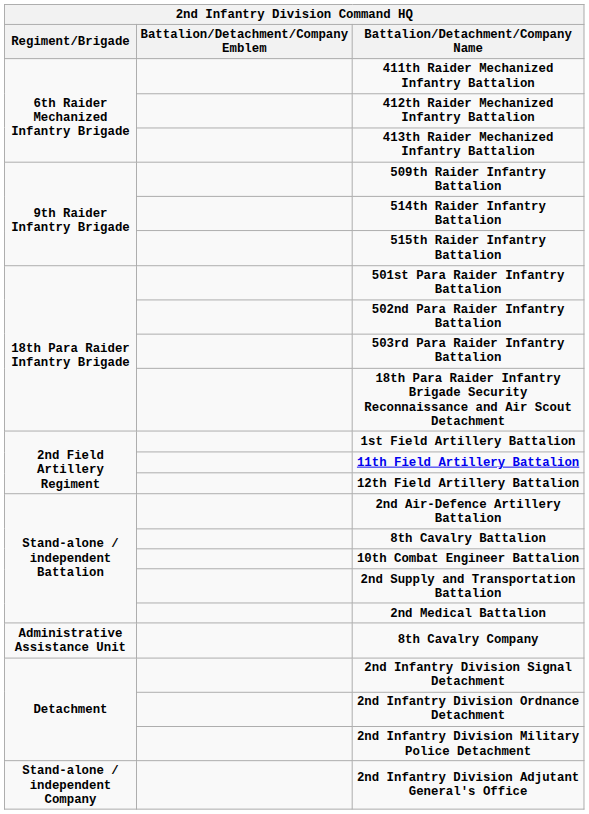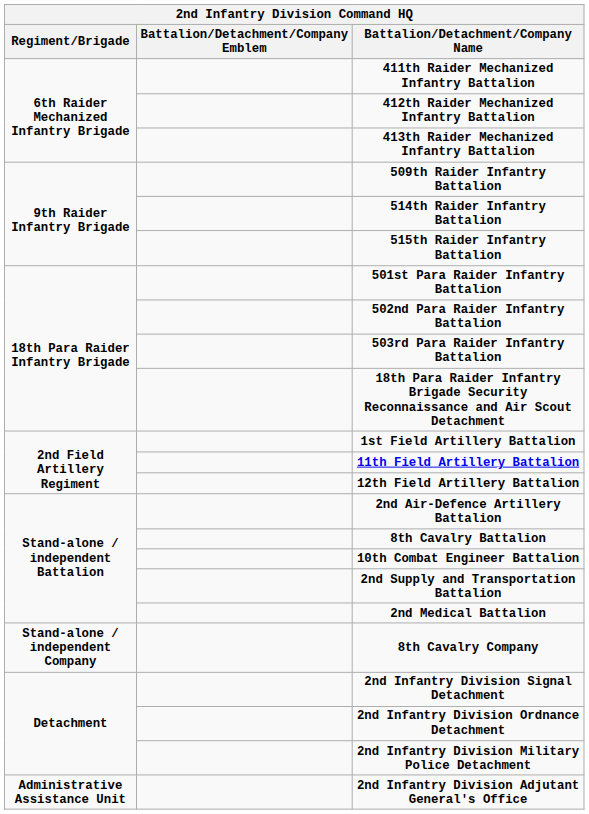(70, 640) Administrative Assistance Unit -> (70, 648) Stand-alone / independent Company
(70, 785) Stand-alone / independent Company -> (70, 792) Administrative Assistance Unit
